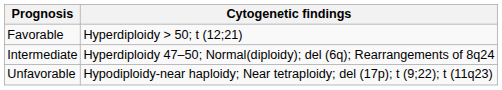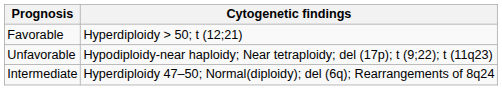rows swapped: (42, 54) <-> (41, 74)
